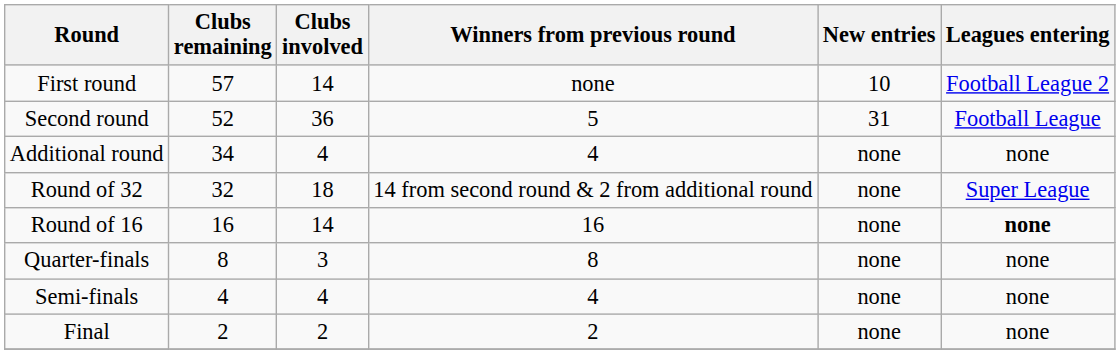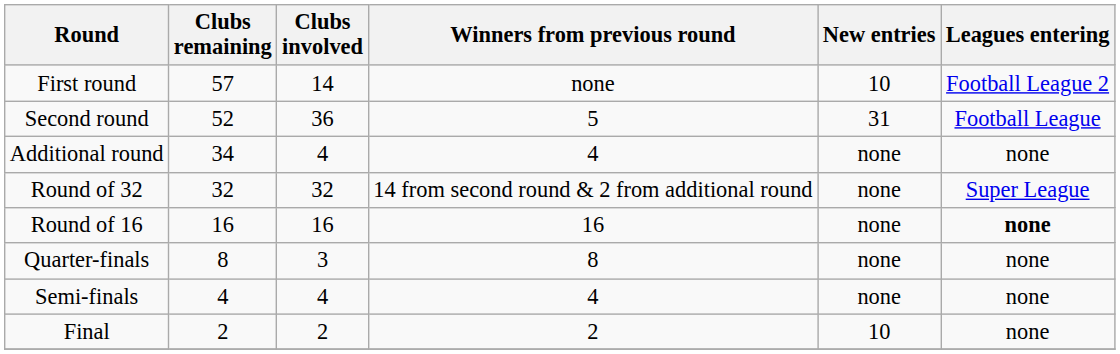(323, 189) 18 -> (323, 189) 32
(323, 225) 14 -> (323, 225) 16
(879, 331) none -> (879, 331) 10
